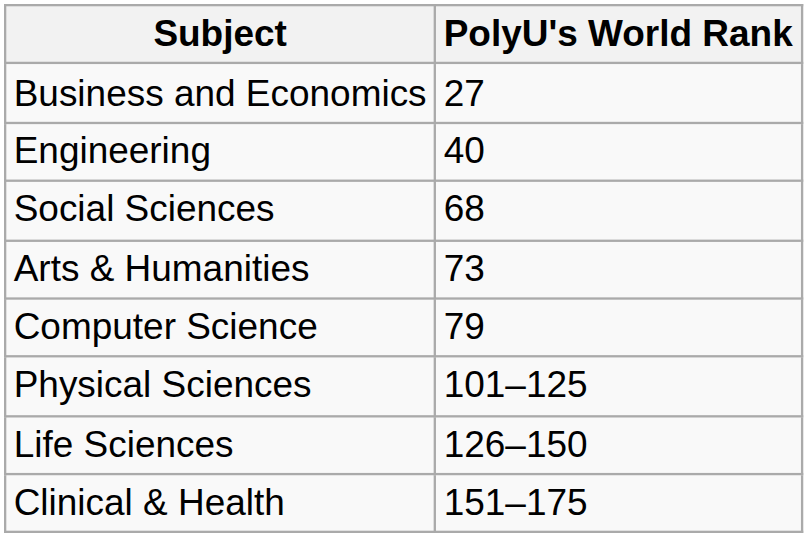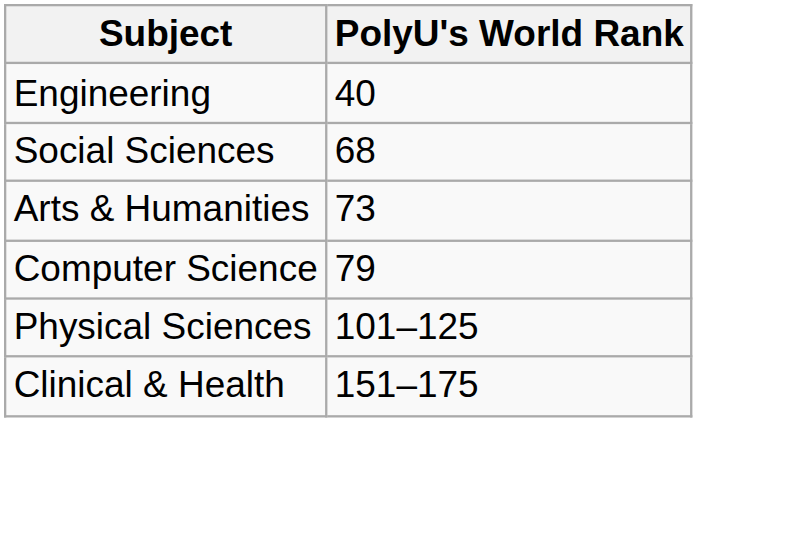- row: (220, 92)
- row: (124, 444)
